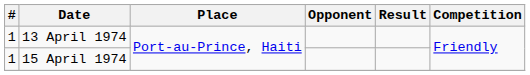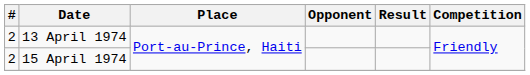(12, 37) 1 -> (12, 37) 2
(12, 59) 1 -> (12, 59) 2
